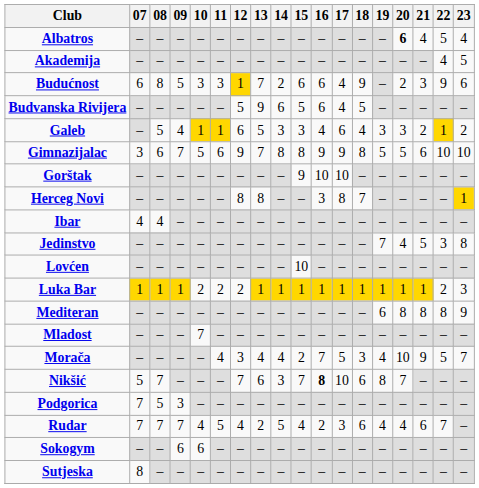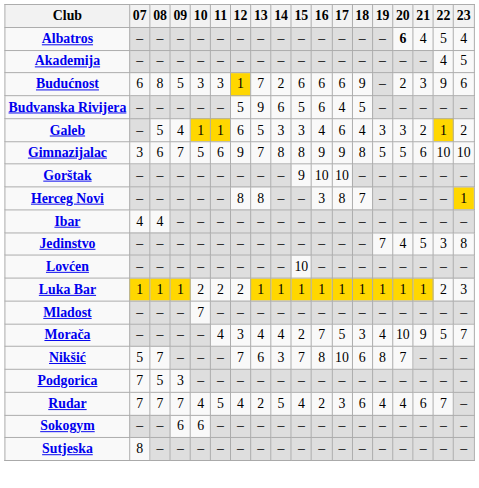(342, 84) 4 -> (342, 84) 6
- row: (67, 312)
(322, 381) bold -> (322, 358) normal
